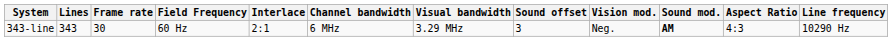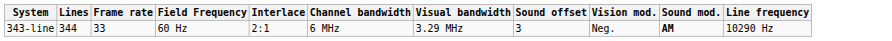- column: (762, 12)
(68, 29) 343 -> (68, 29) 344
(99, 29) 30 -> (99, 29) 33
